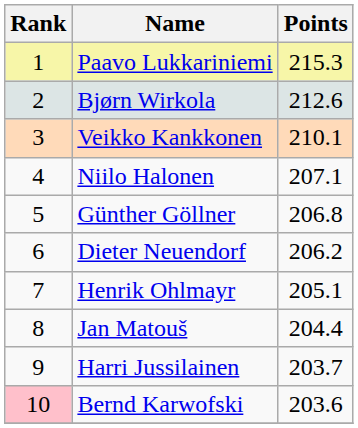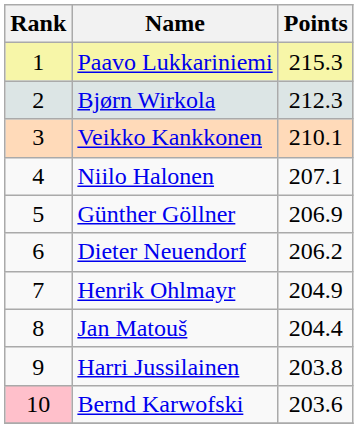(316, 99) 212.6 -> (316, 99) 212.3
(316, 213) 206.8 -> (316, 213) 206.9
(316, 289) 205.1 -> (316, 289) 204.9
(316, 366) 203.7 -> (316, 366) 203.8
